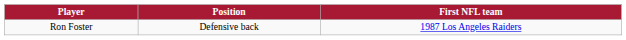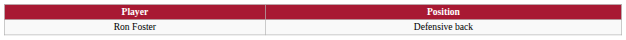- column: (471, 12)
